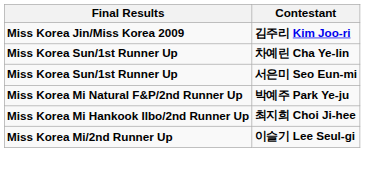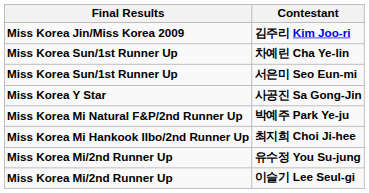+ row: (308, 95)
+ row: (308, 157)
